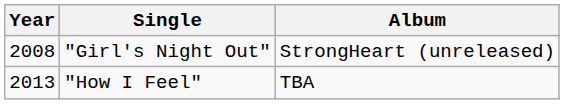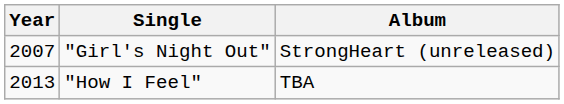(32, 51) 2008 -> (32, 51) 2007
